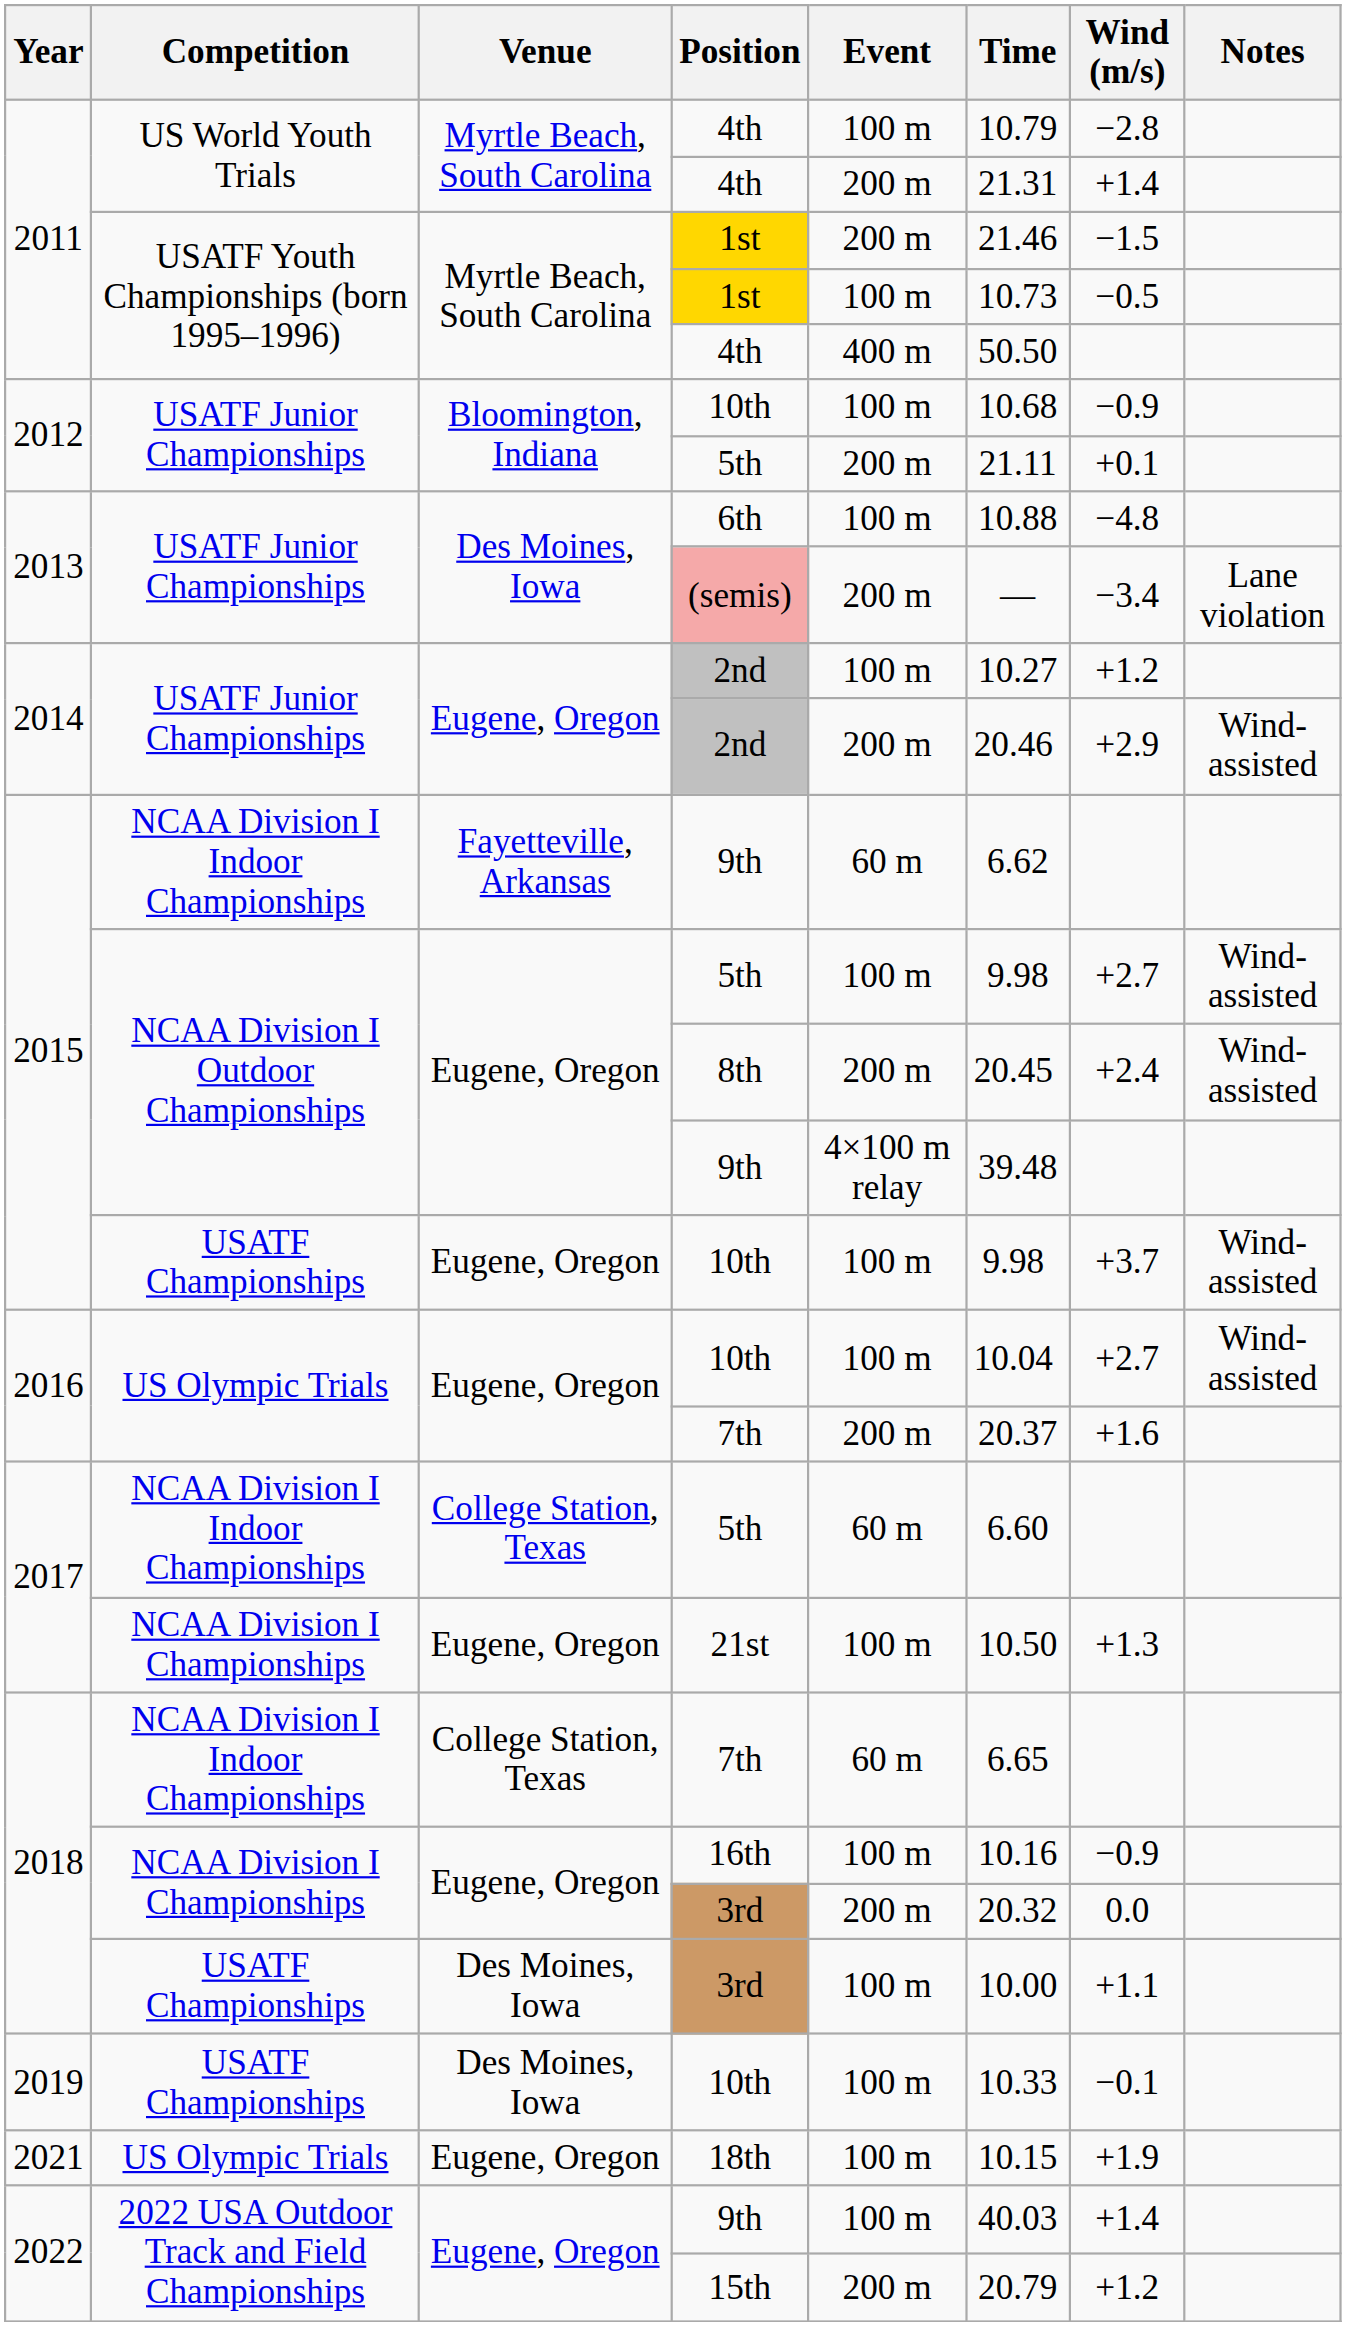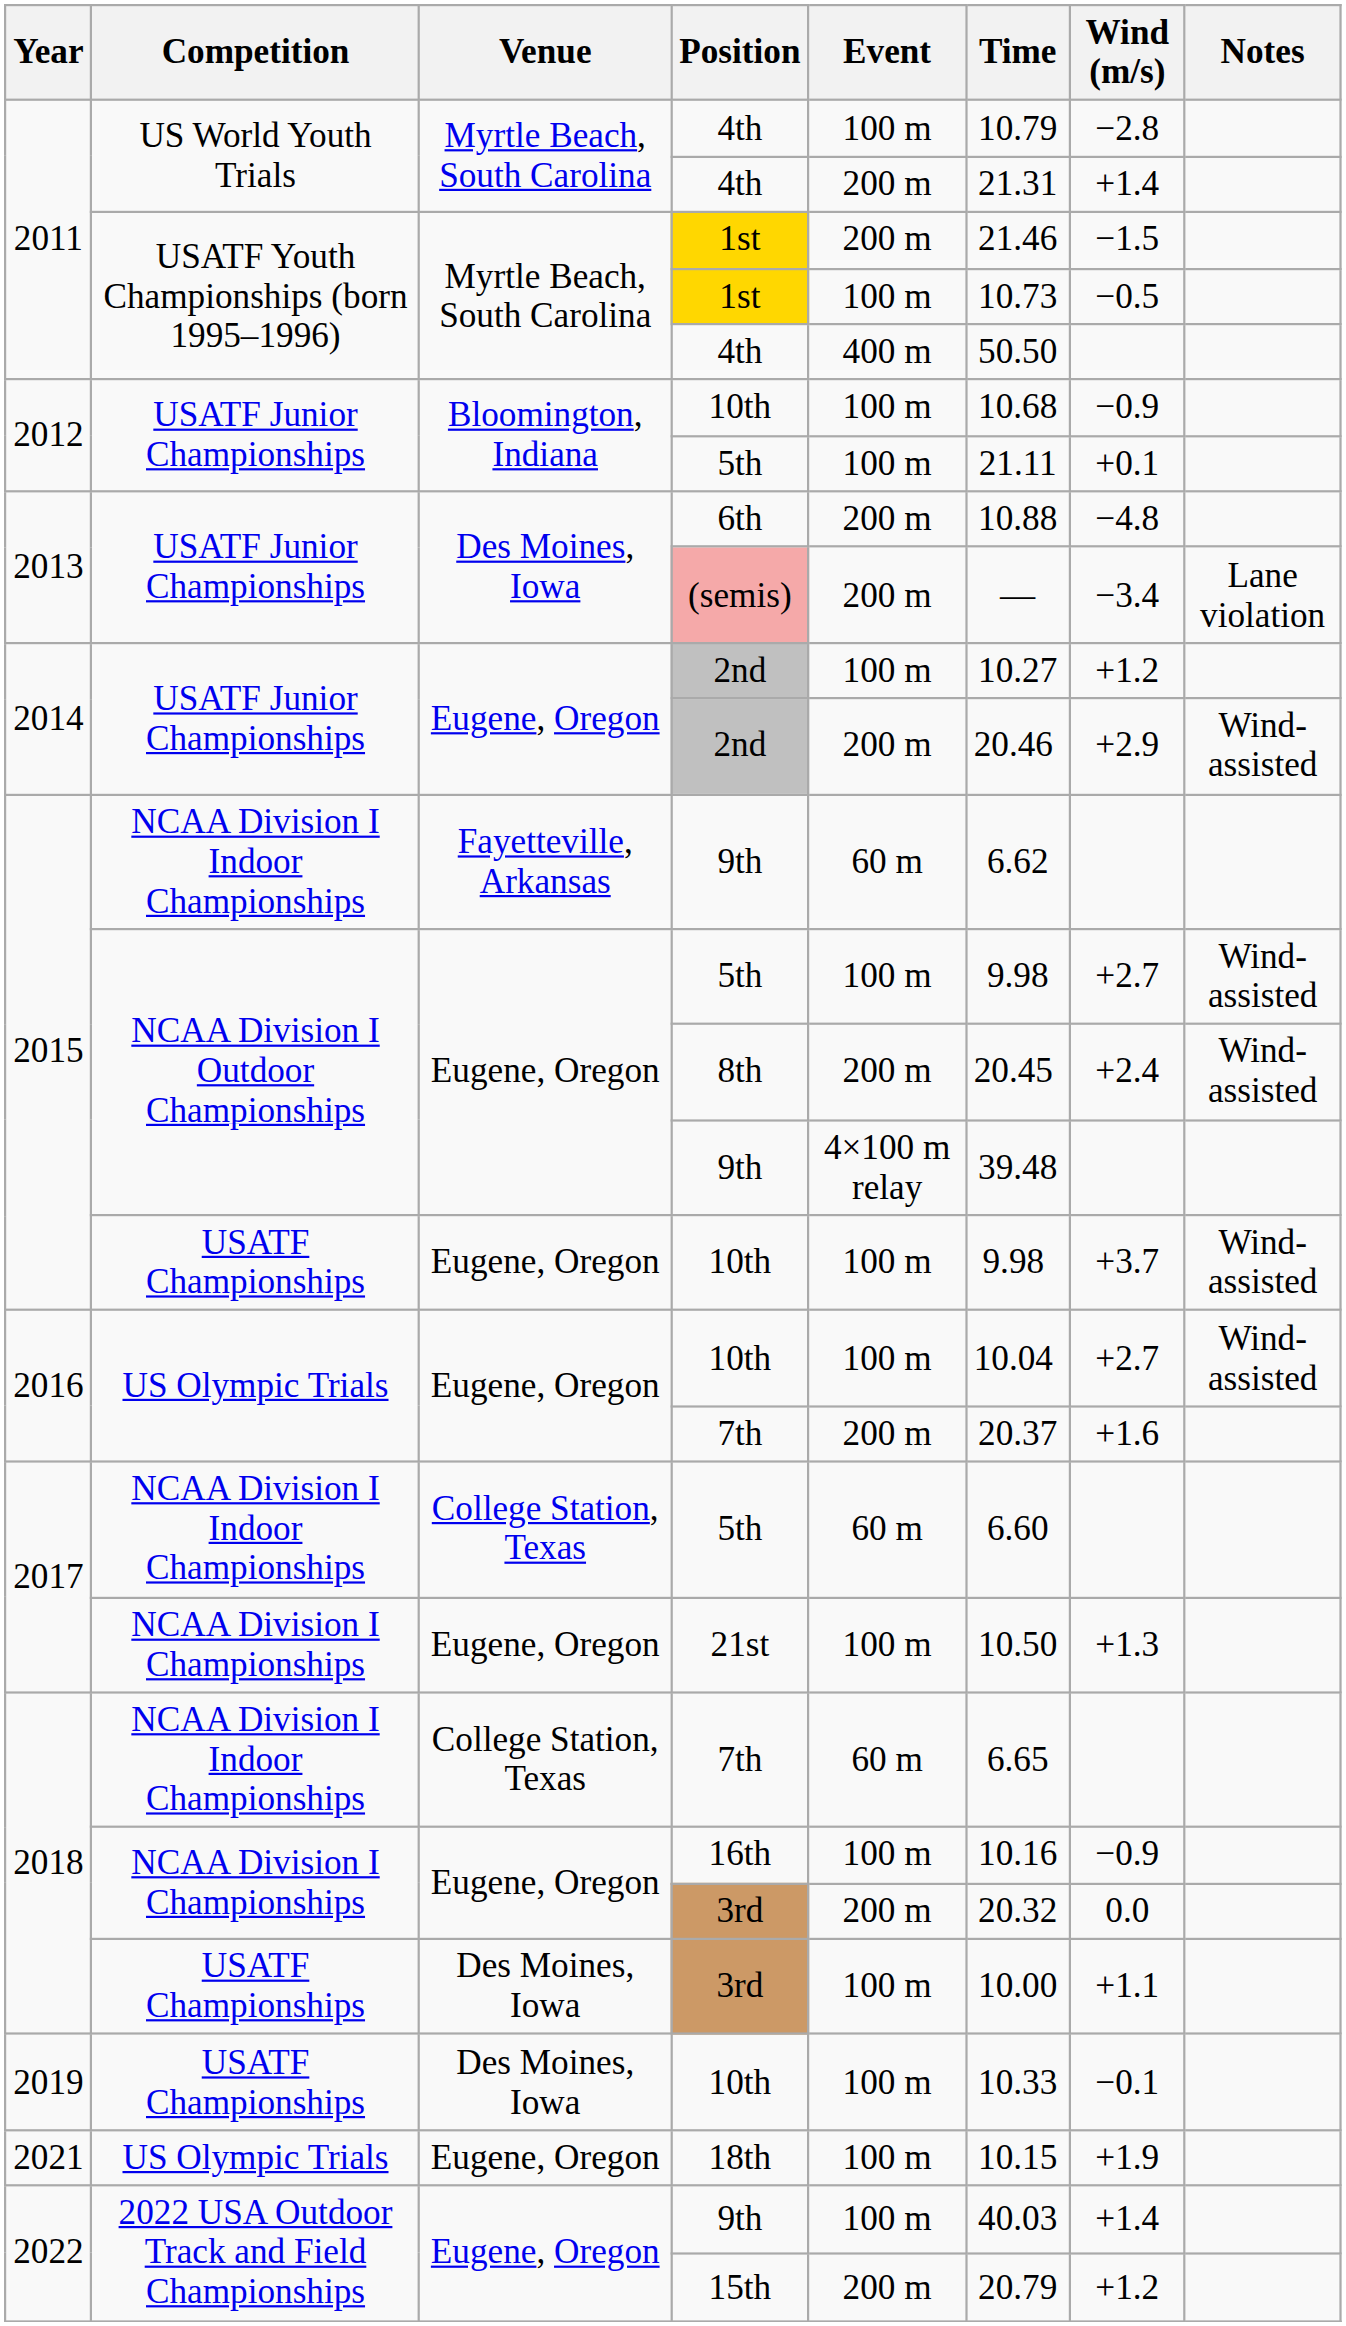(887, 462) 200 m -> (887, 462) 100 m
(887, 518) 100 m -> (887, 518) 200 m
